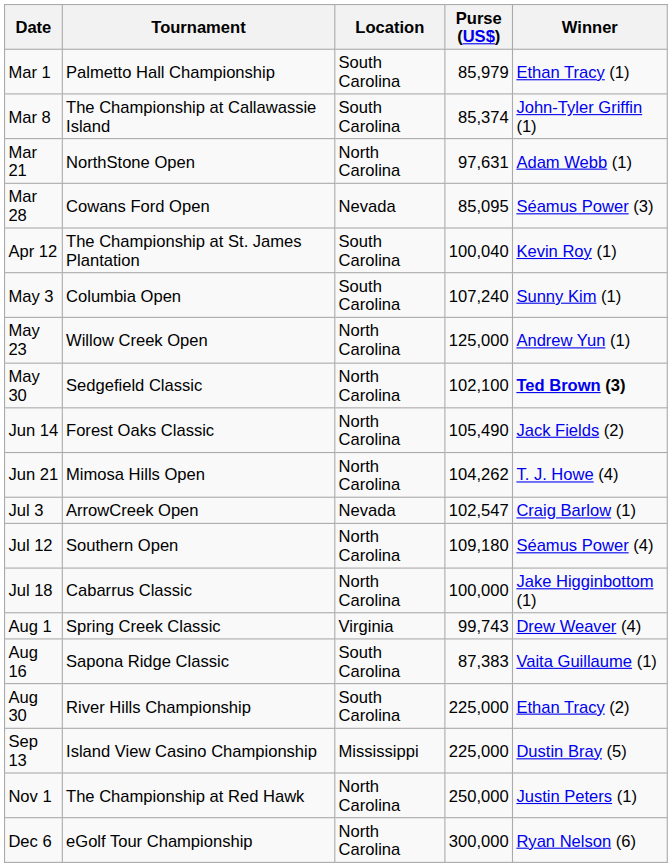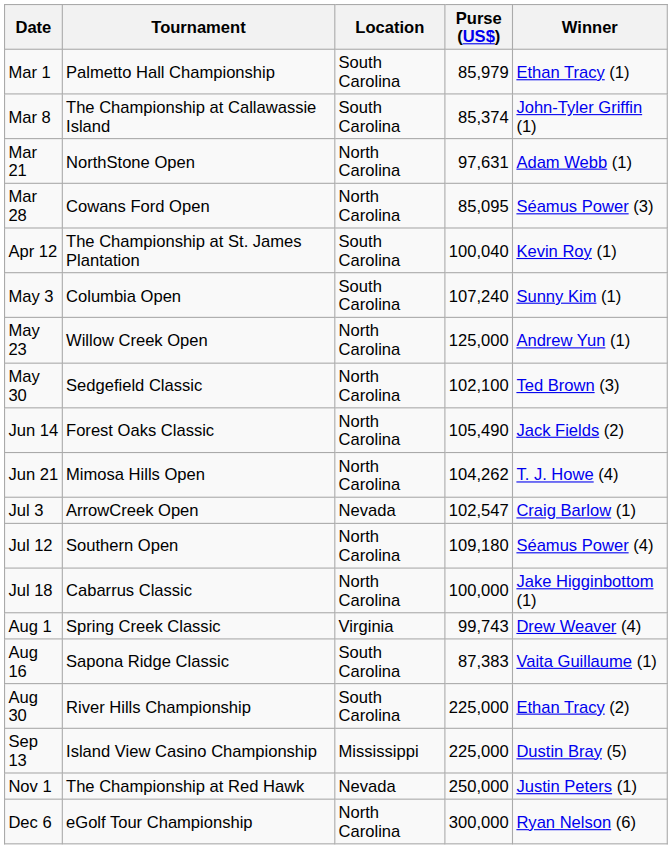(367, 206) Nevada -> (369, 206) North Carolina
(571, 385) bold -> (568, 385) normal
(369, 796) North Carolina -> (367, 786) Nevada
